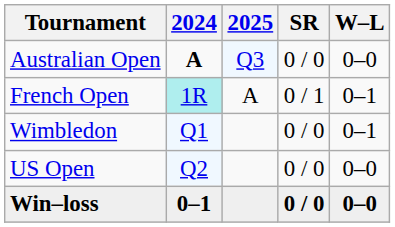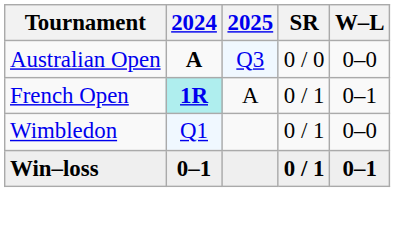(194, 95) normal -> (194, 95) bold
(304, 131) 0 / 0 -> (304, 131) 0 / 1
(360, 131) 0–1 -> (360, 131) 0–0
- row: (52, 167)
(304, 204) 0 / 0 -> (304, 167) 0 / 1
(360, 204) 0–0 -> (360, 167) 0–1
